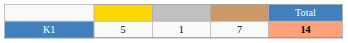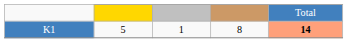(239, 29) 7 -> (239, 29) 8
